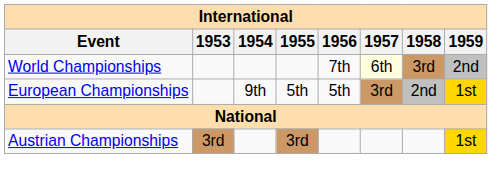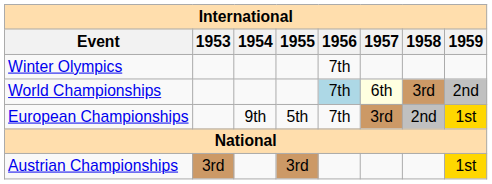+ row: (65, 66)
(340, 66) no background -> (340, 91) lightblue background
(340, 91) 5th -> (340, 116) 7th
